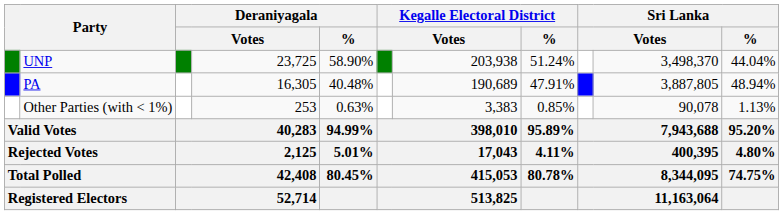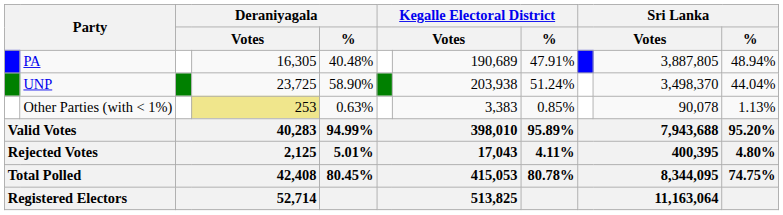rows swapped: (38, 61) <-> (32, 84)
(306, 107) no background -> (306, 107) khaki background
